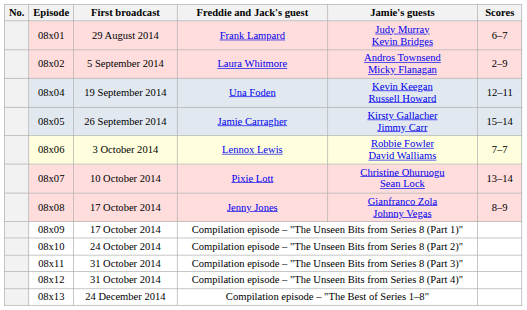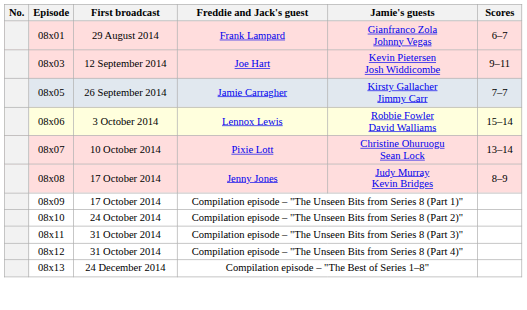(402, 35) Judy Murray Kevin Bridges -> (402, 35) Gianfranco Zola Johnny Vegas
- row: (252, 64)
+ row: (252, 64)
- row: (252, 92)
(500, 121) 15–14 -> (500, 92) 7–7
(500, 150) 7–7 -> (500, 121) 15–14
(402, 207) Gianfranco Zola Johnny Vegas -> (402, 178) Judy Murray Kevin Bridges
